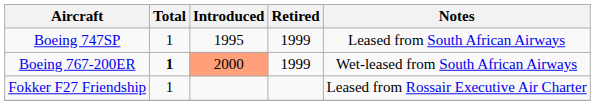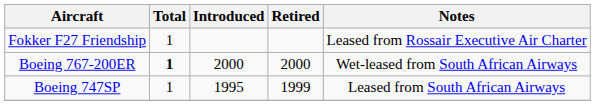rows swapped: (77, 40) <-> (77, 87)
(229, 64) lightsalmon background -> (229, 64) no background
(295, 64) 1999 -> (295, 64) 2000
